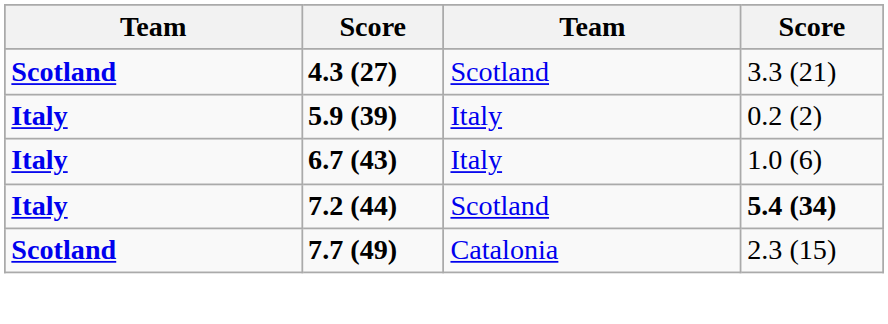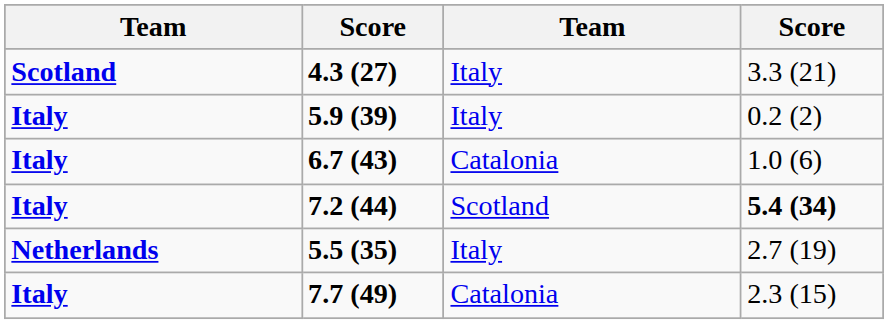(500, 71) Scotland -> (476, 71) Italy
(476, 160) Italy -> (504, 160) Catalonia
+ row: (353, 250)
(64, 250) Scotland -> (40, 294) Italy
